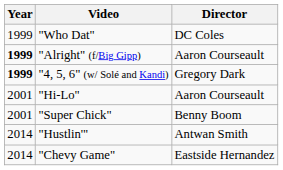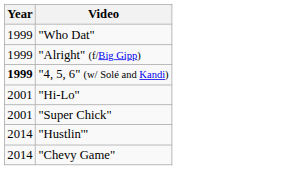- column: (224, 14)
(20, 54) bold -> (20, 54) normal
